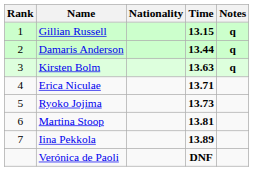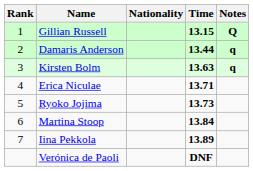(233, 31) q -> (233, 31) Q
(201, 121) 13.81 -> (201, 121) 13.84
